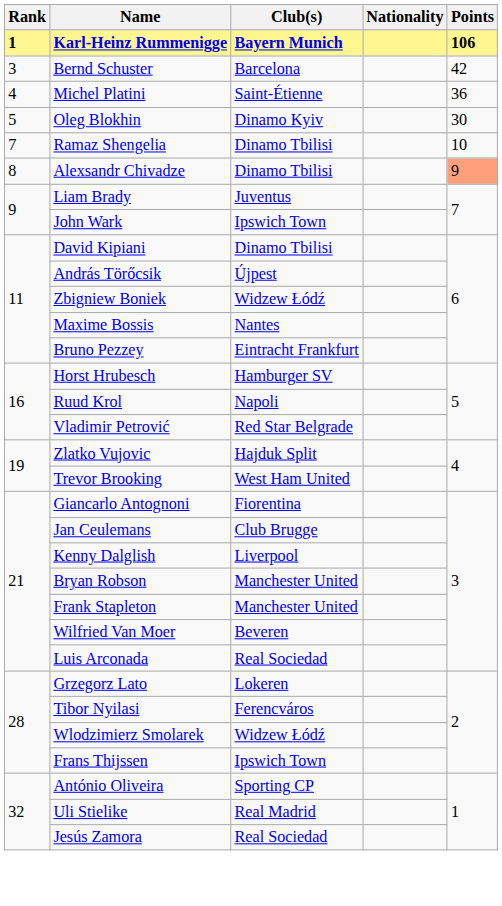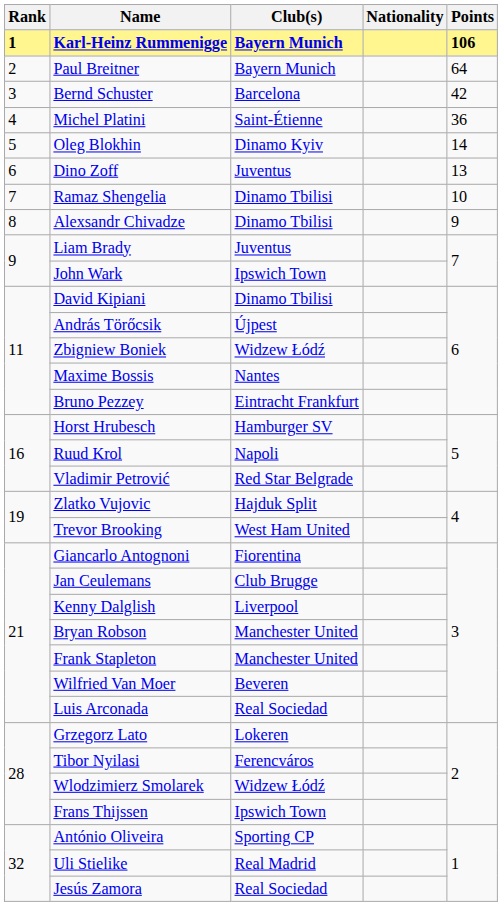+ row: (96, 68)
(459, 119) 30 -> (459, 145) 14
+ row: (86, 171)
(455, 171) lightsalmon background -> (455, 222) no background
